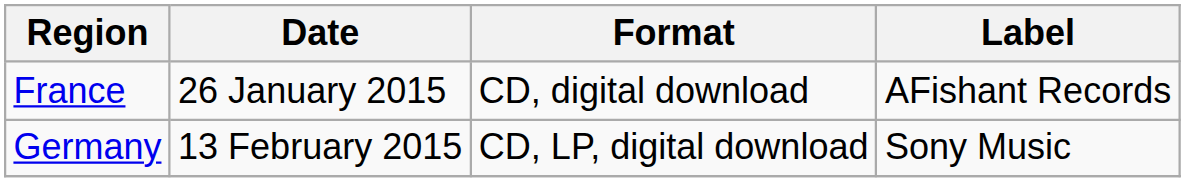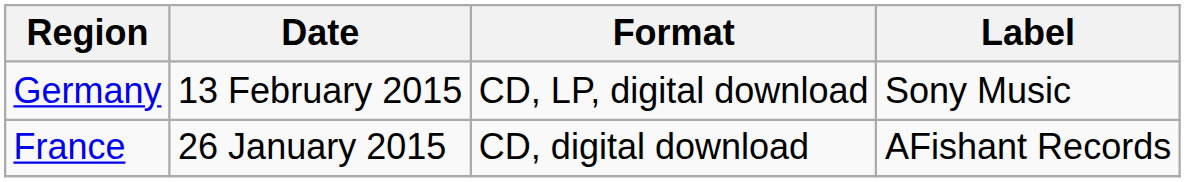rows swapped: (69, 90) <-> (87, 147)
